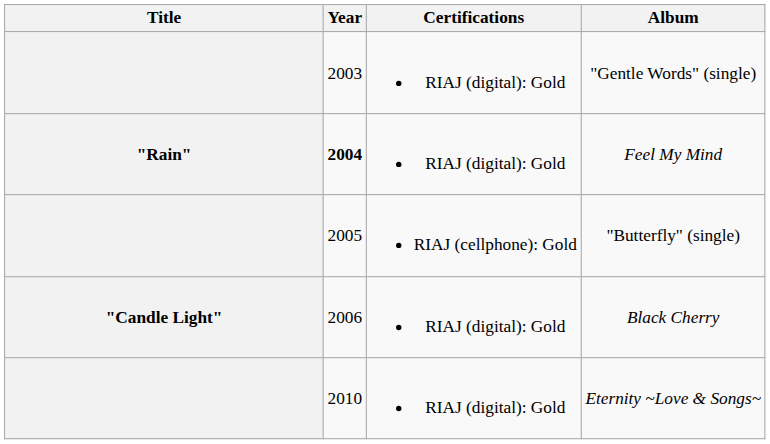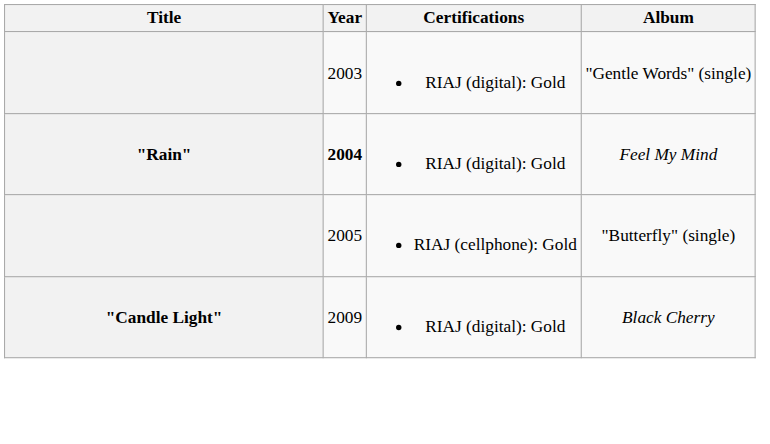(345, 316) 2006 -> (345, 316) 2009
- row: (673, 398)
